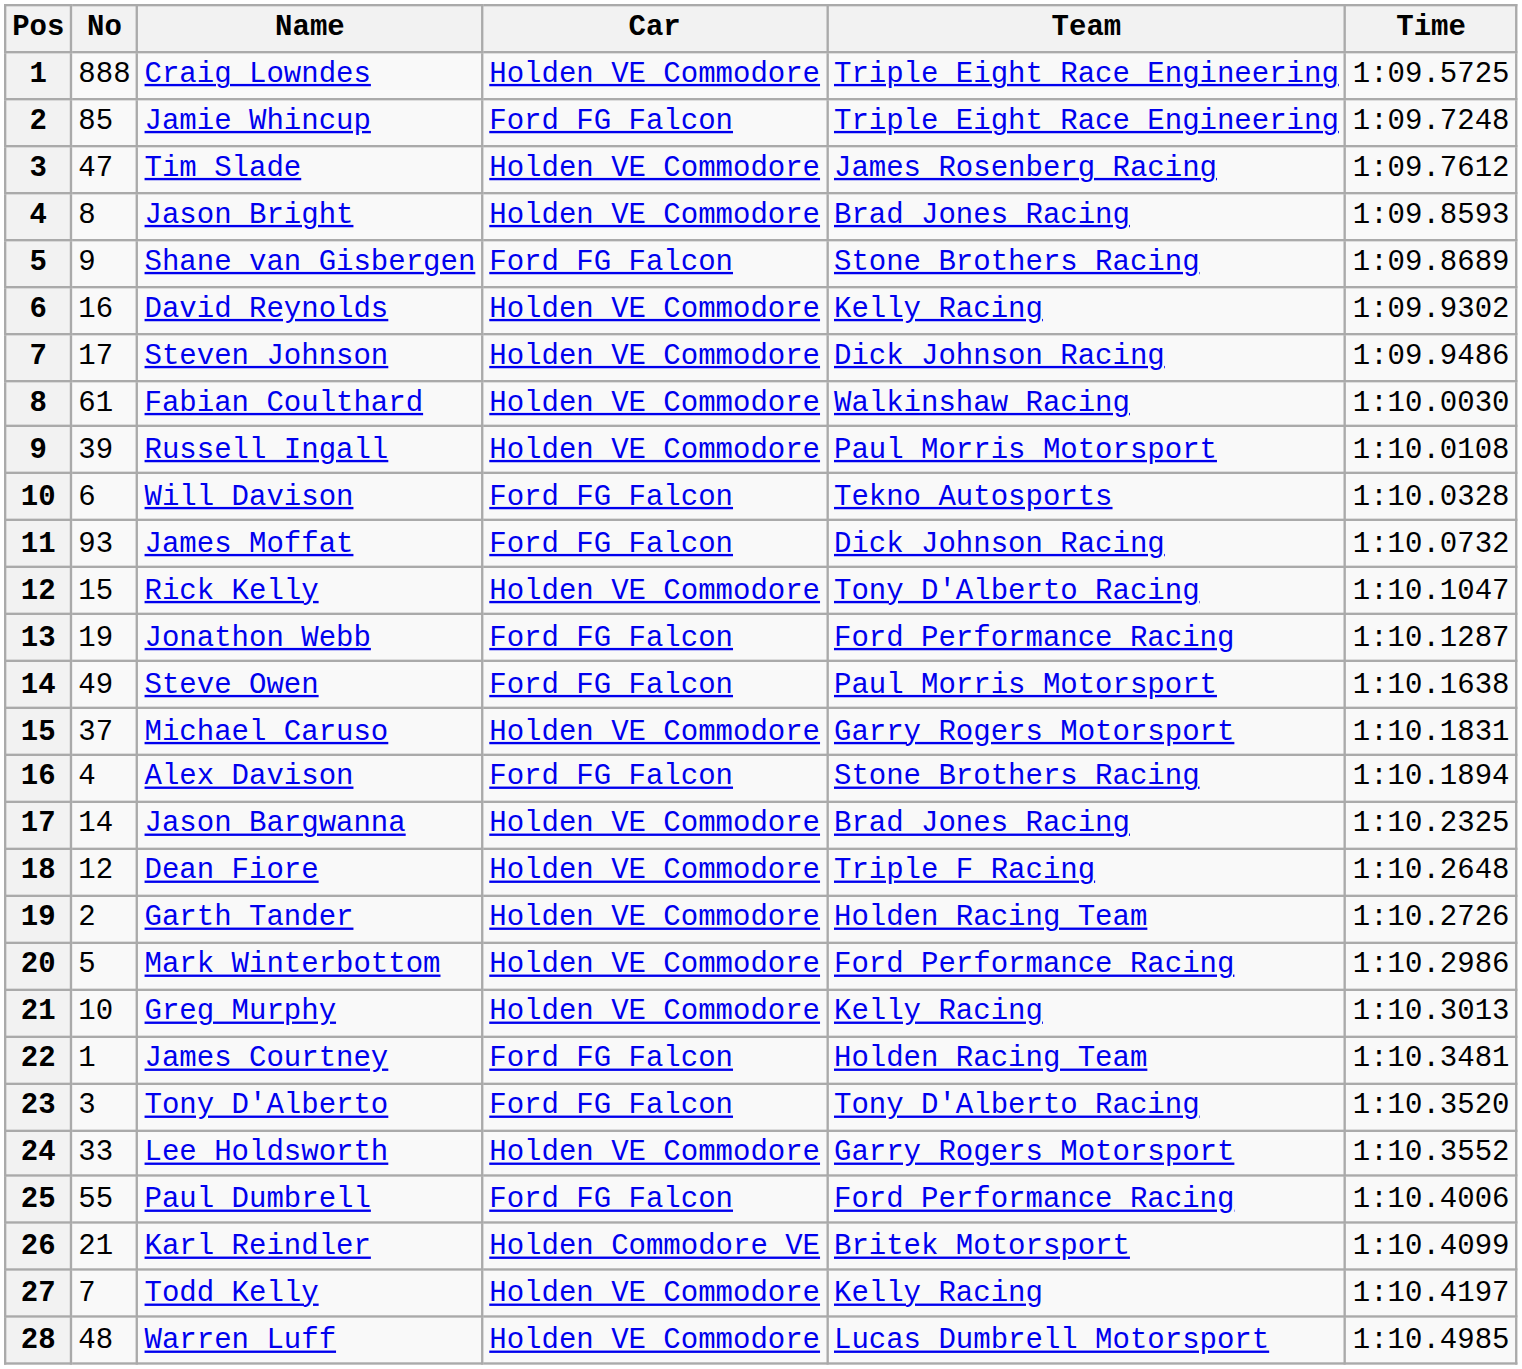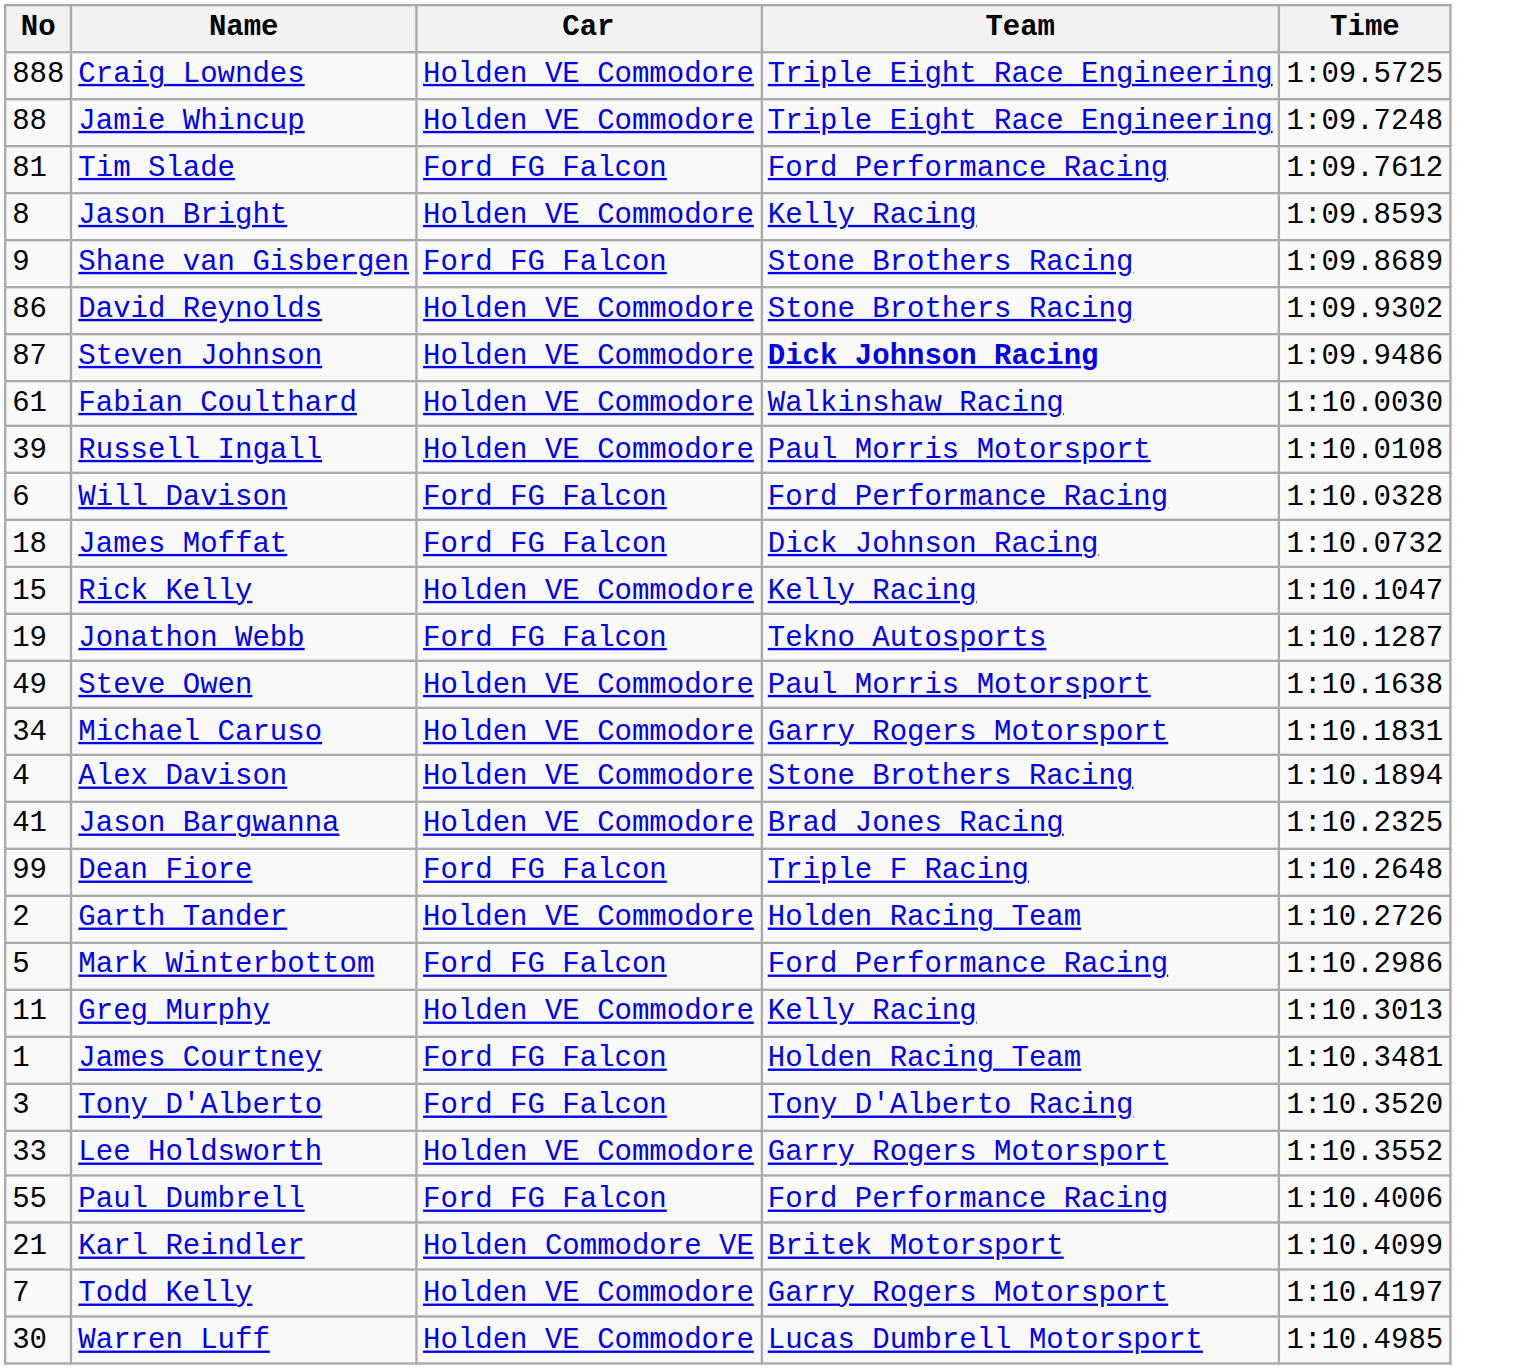- column: (38, 29)
(96, 123) 85 -> (30, 123) 88
(611, 123) Ford FG Falcon -> (588, 123) Holden VE Commodore
(96, 170) 47 -> (30, 170) 81
(655, 170) Holden VE Commodore -> (545, 170) Ford FG Falcon
(1025, 170) James Rosenberg Racing -> (968, 170) Ford Performance Racing
(982, 216) Brad Jones Racing -> (872, 216) Kelly Racing
(96, 310) 16 -> (30, 310) 86
(938, 310) Kelly Racing -> (951, 310) Stone Brothers Racing
(96, 357) 17 -> (30, 357) 87
(999, 357) normal -> (933, 357) bold
(973, 497) Tekno Autosports -> (968, 497) Ford Performance Racing
(96, 544) 93 -> (30, 544) 18
(1017, 591) Tony D'Alberto Racing -> (872, 591) Kelly Racing
(1034, 638) Ford Performance Racing -> (907, 638) Tekno Autosports
(611, 685) Ford FG Falcon -> (588, 685) Holden VE Commodore
(96, 732) 37 -> (30, 732) 34
(611, 779) Ford FG Falcon -> (588, 779) Holden VE Commodore
(96, 825) 14 -> (30, 825) 41
(96, 872) 12 -> (30, 872) 99
(655, 872) Holden VE Commodore -> (545, 872) Ford FG Falcon
(655, 966) Holden VE Commodore -> (545, 966) Ford FG Falcon
(96, 1013) 10 -> (30, 1013) 11
(938, 1294) Kelly Racing -> (968, 1294) Garry Rogers Motorsport
(96, 1341) 48 -> (30, 1341) 30
